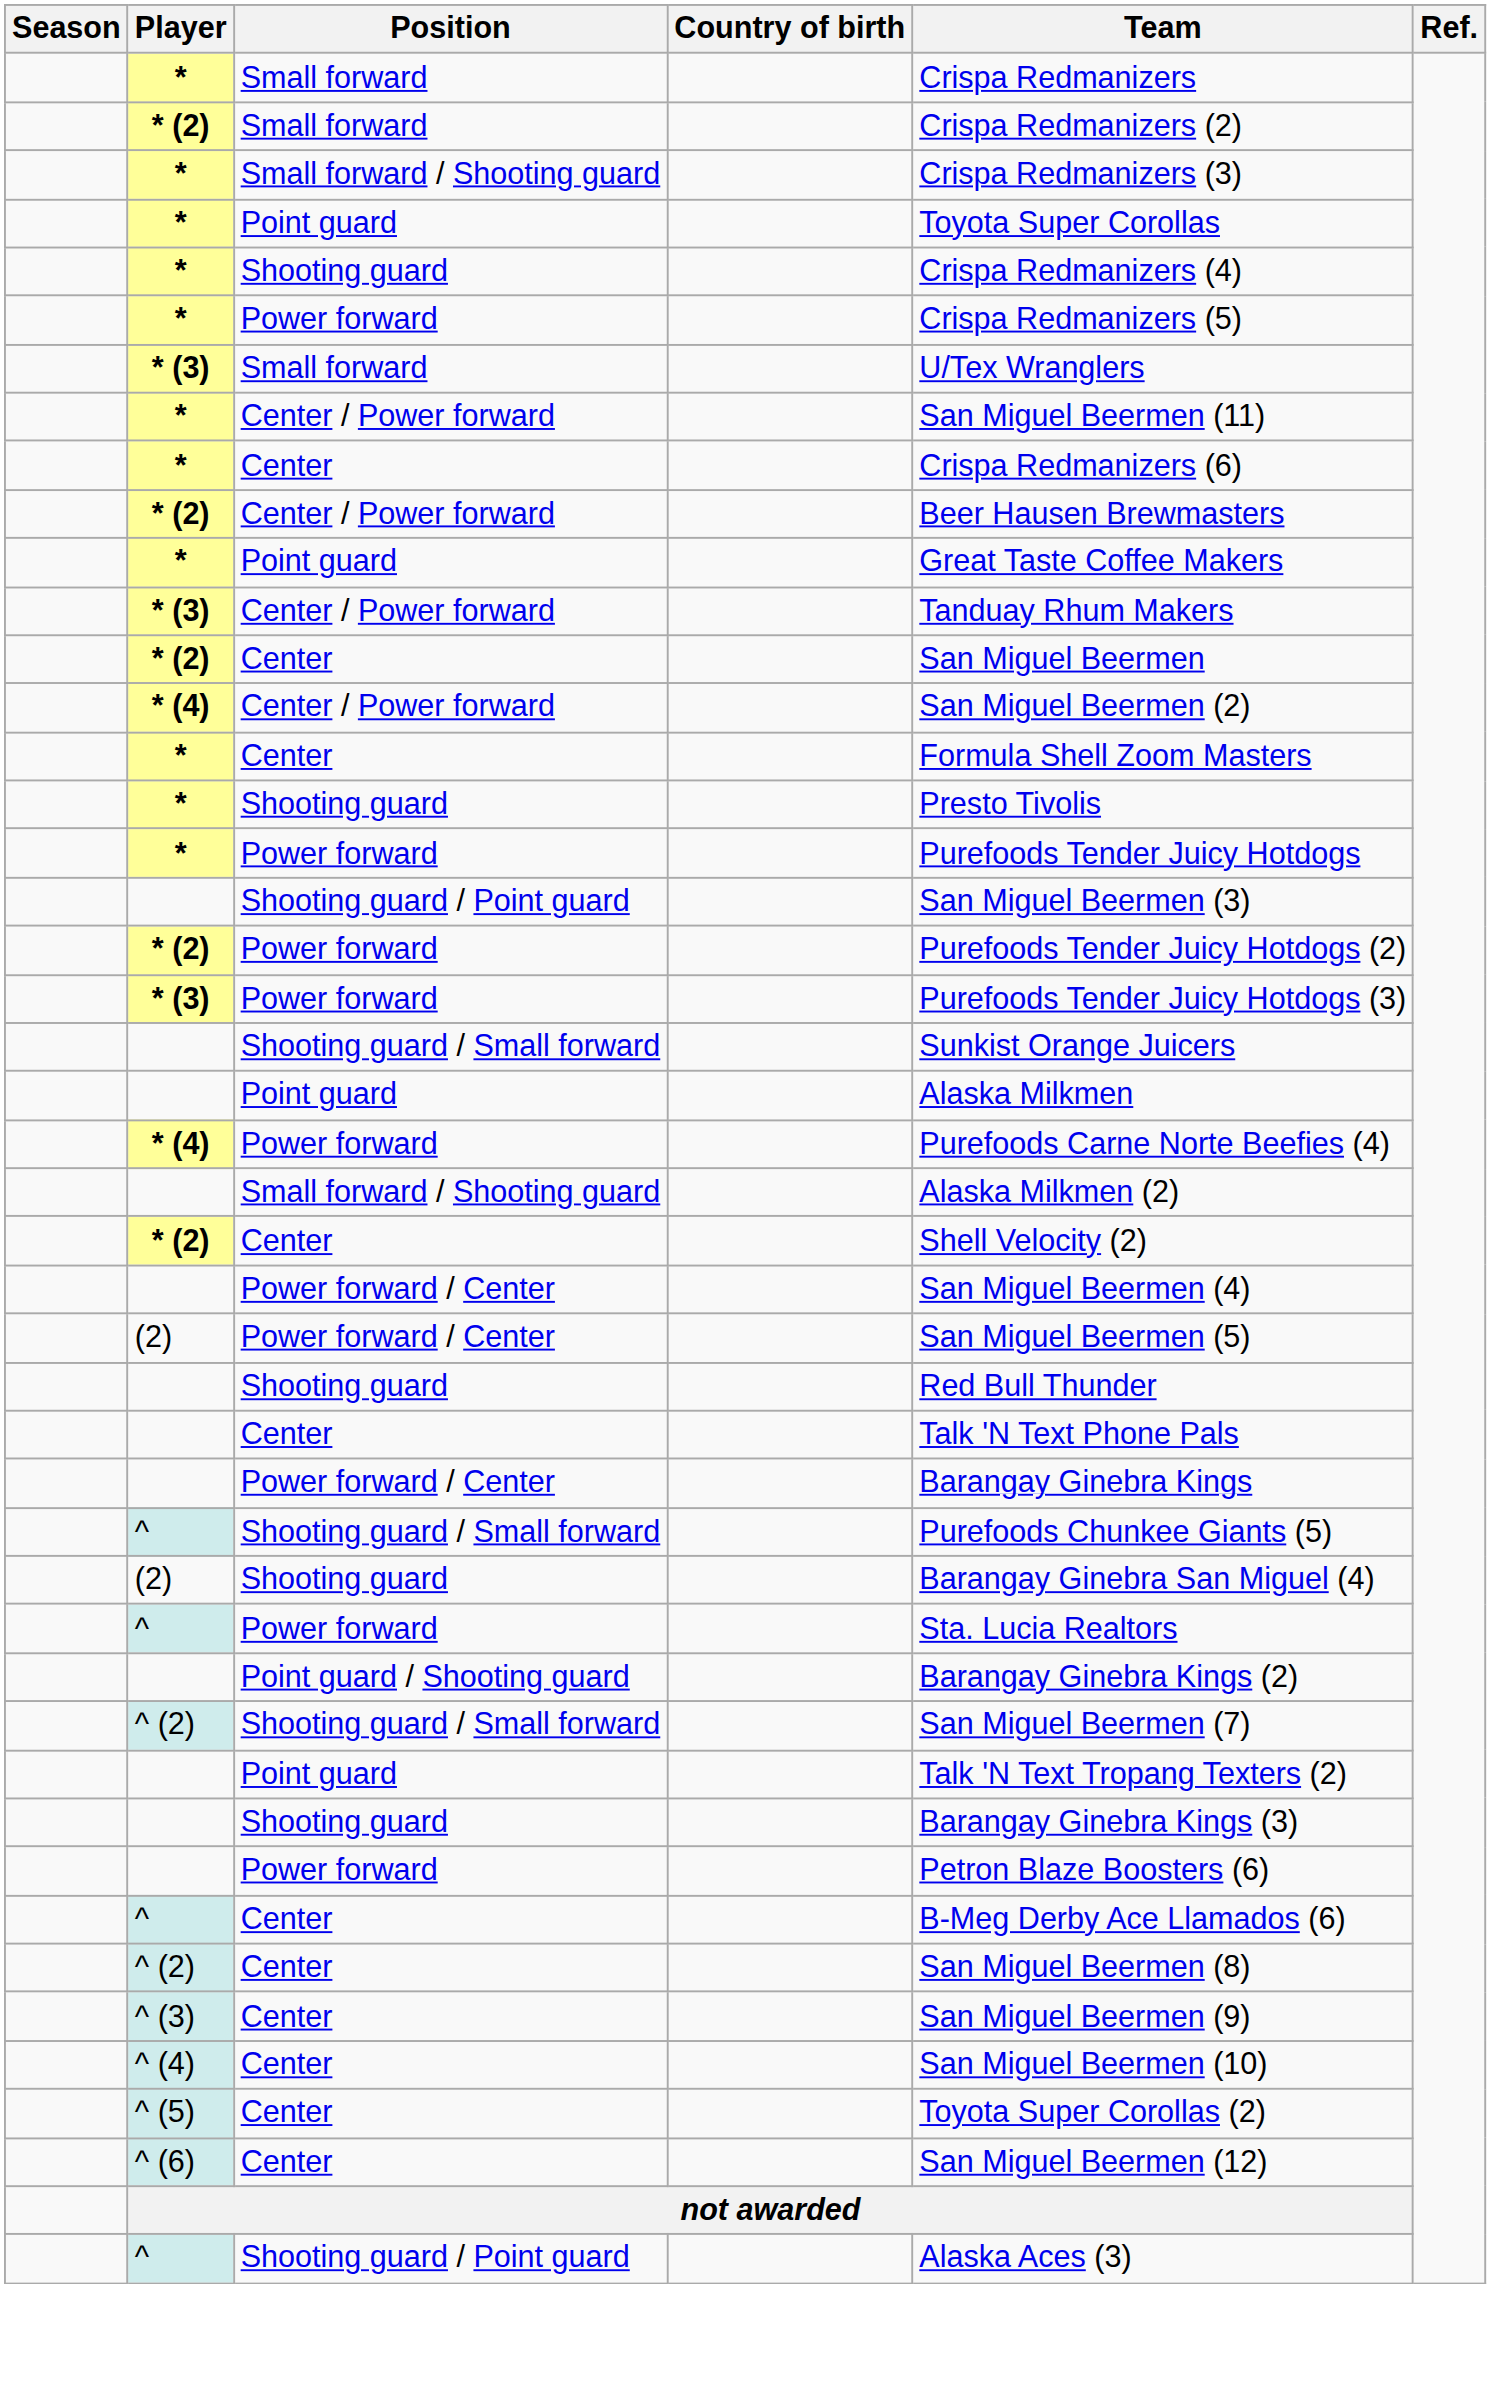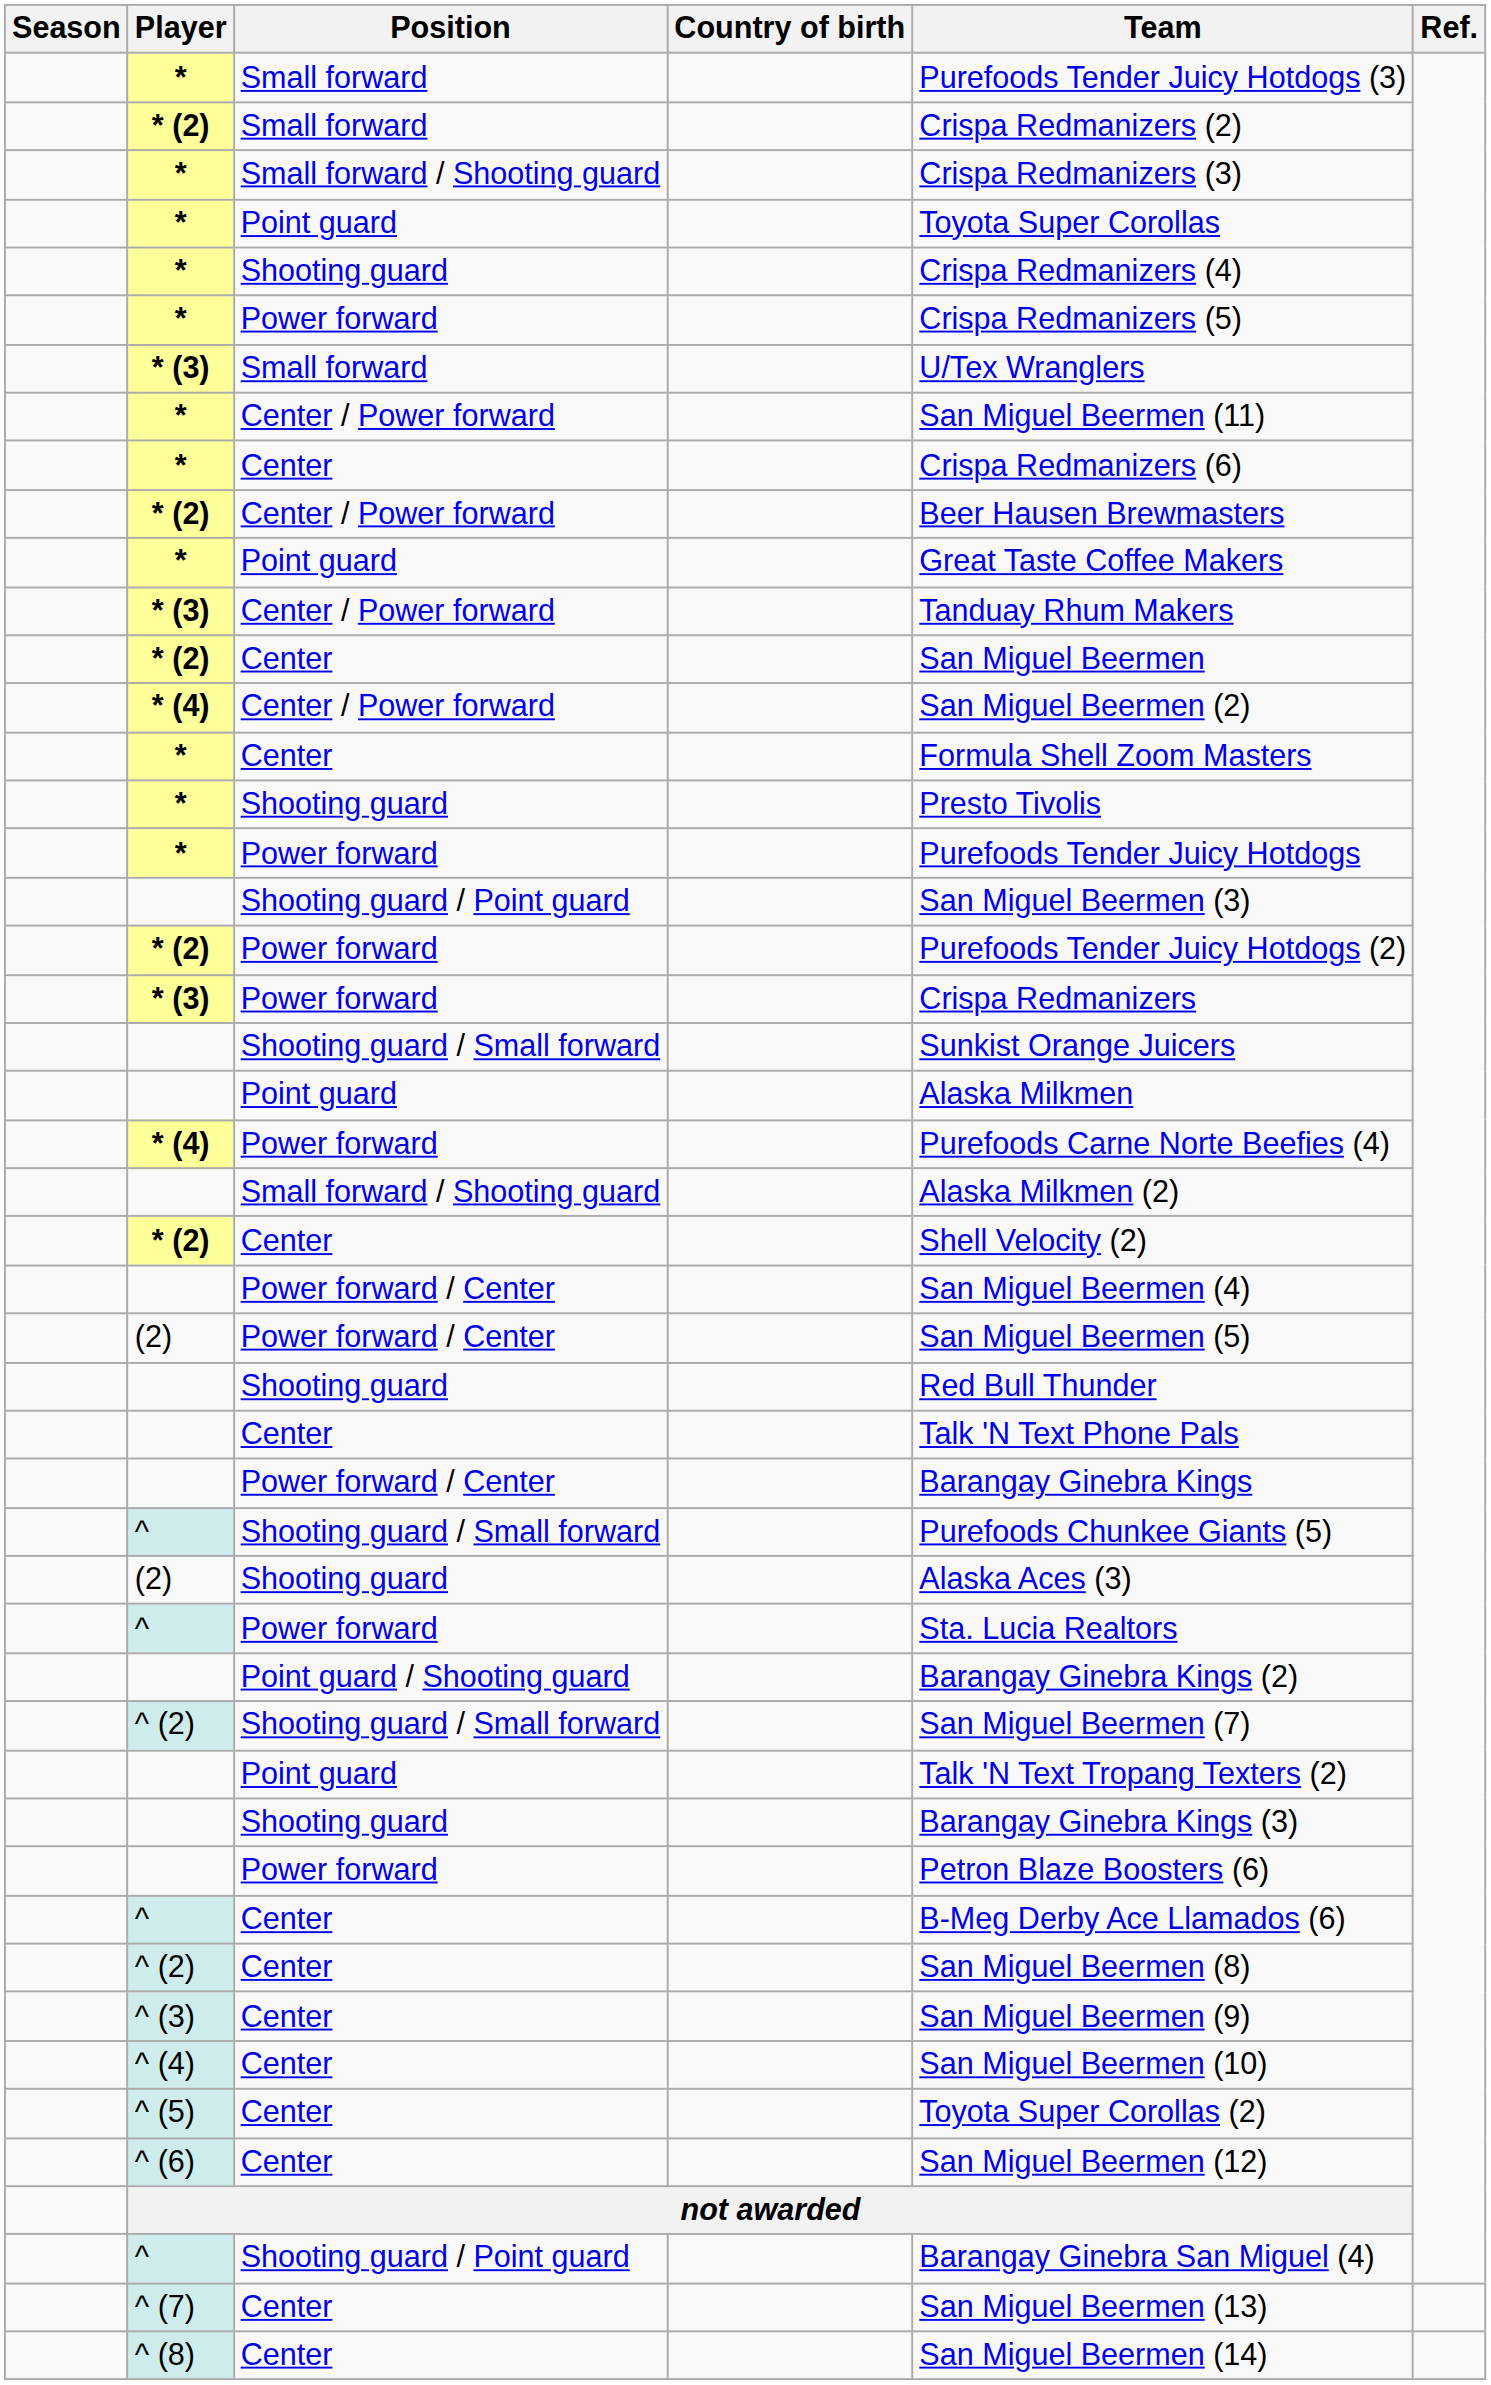(1058, 77) Crispa Redmanizers -> (1163, 77) Purefoods Tender Juicy Hotdogs (3)
(1163, 998) Purefoods Tender Juicy Hotdogs (3) -> (1058, 998) Crispa Redmanizers
(1147, 1579) Barangay Ginebra San Miguel (4) -> (1025, 1579) Alaska Aces (3)
(1025, 2258) Alaska Aces (3) -> (1147, 2258) Barangay Ginebra San Miguel (4)
+ row: (165, 2306)
+ row: (165, 2355)
